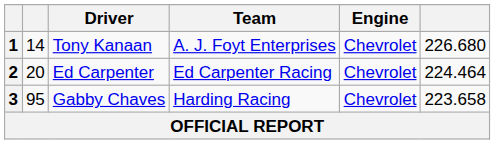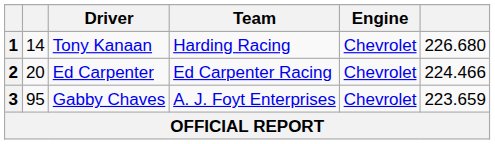(254, 45) A. J. Foyt Enterprises -> (232, 45) Harding Racing
(455, 72) 224.464 -> (455, 72) 224.466
(232, 99) Harding Racing -> (254, 99) A. J. Foyt Enterprises
(455, 99) 223.658 -> (455, 99) 223.659
